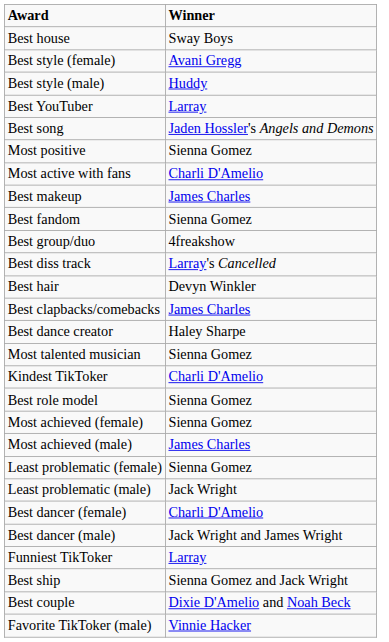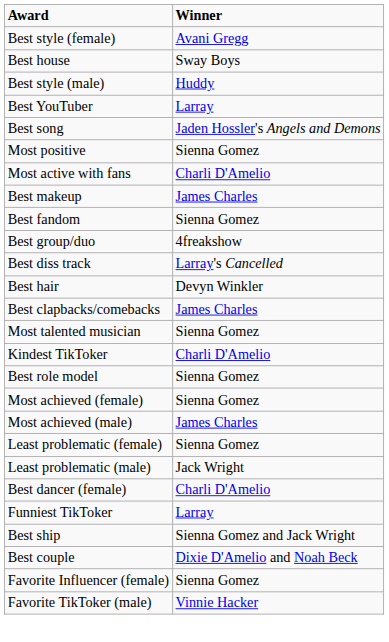rows swapped: (39, 38) <-> (62, 60)
- row: (60, 331)
- row: (61, 535)
+ row: (88, 580)
